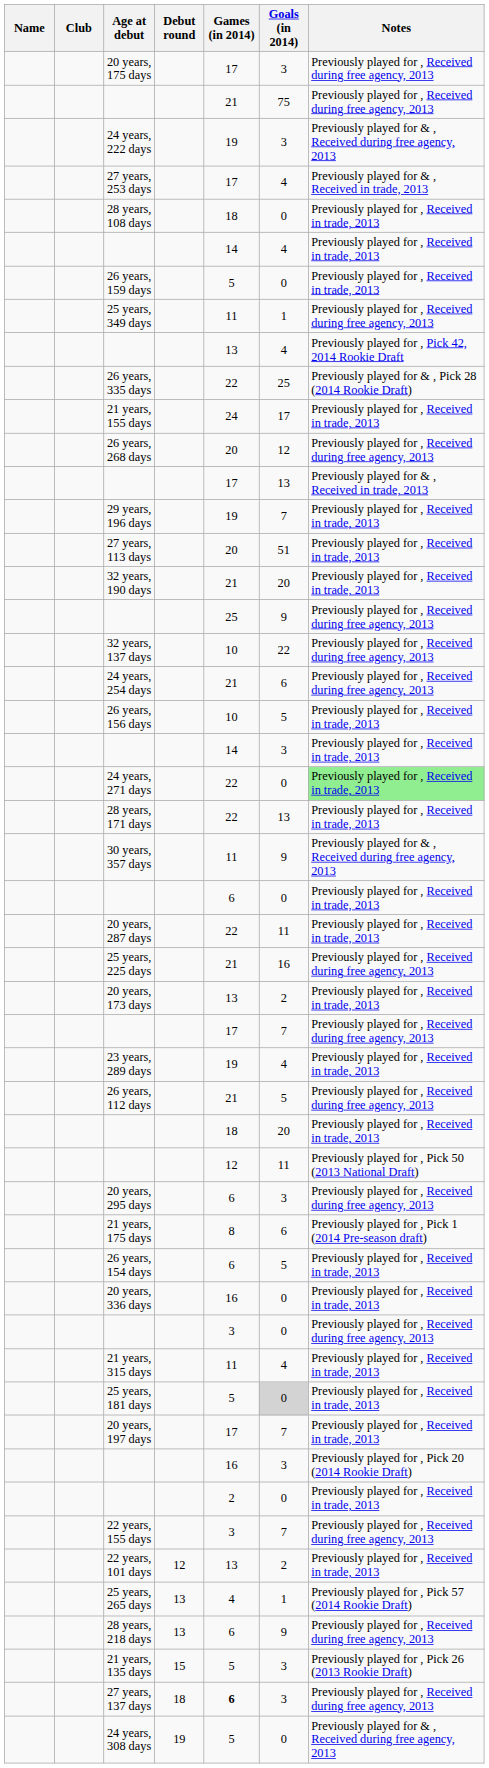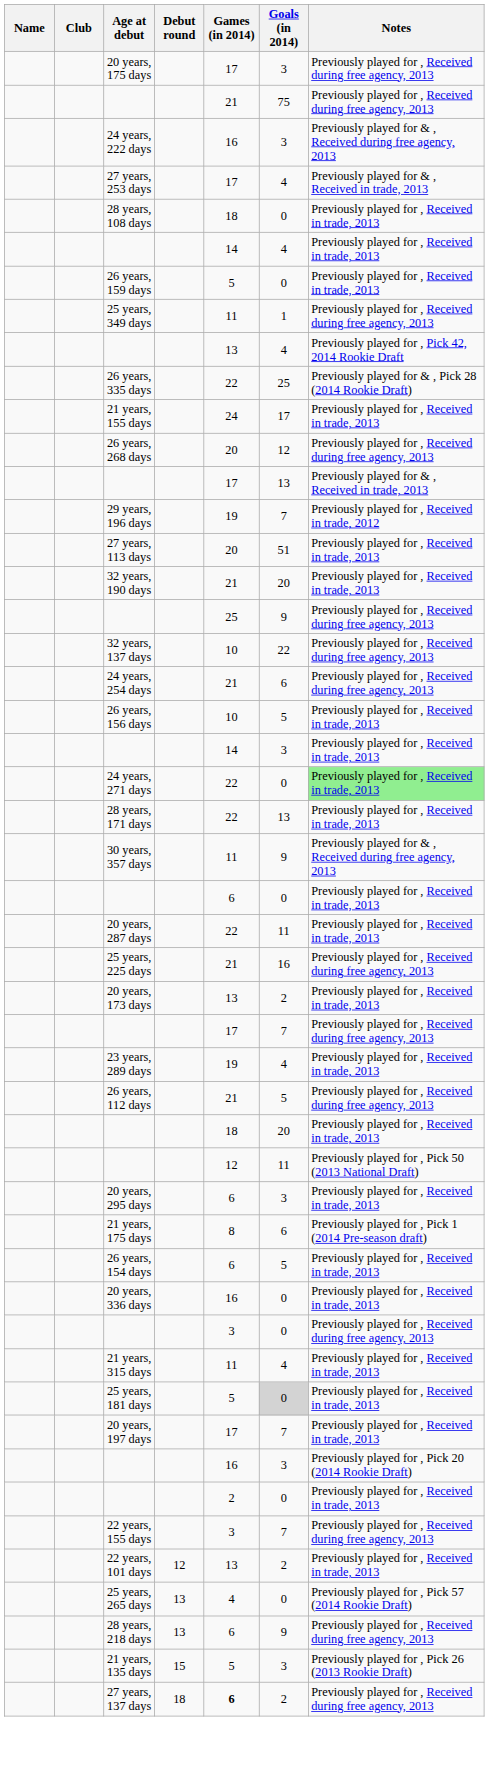(232, 142) 19 -> (232, 142) 16
(392, 516) Previously played for , Received in trade, 2013 -> (392, 516) Previously played for , Received in trade, 2012
(392, 1198) Previously played for , Received during free agency, 2013 -> (392, 1198) Previously played for , Received in trade, 2013
(284, 1599) 1 -> (284, 1599) 0
(284, 1699) 3 -> (284, 1699) 2
- row: (129, 1739)
